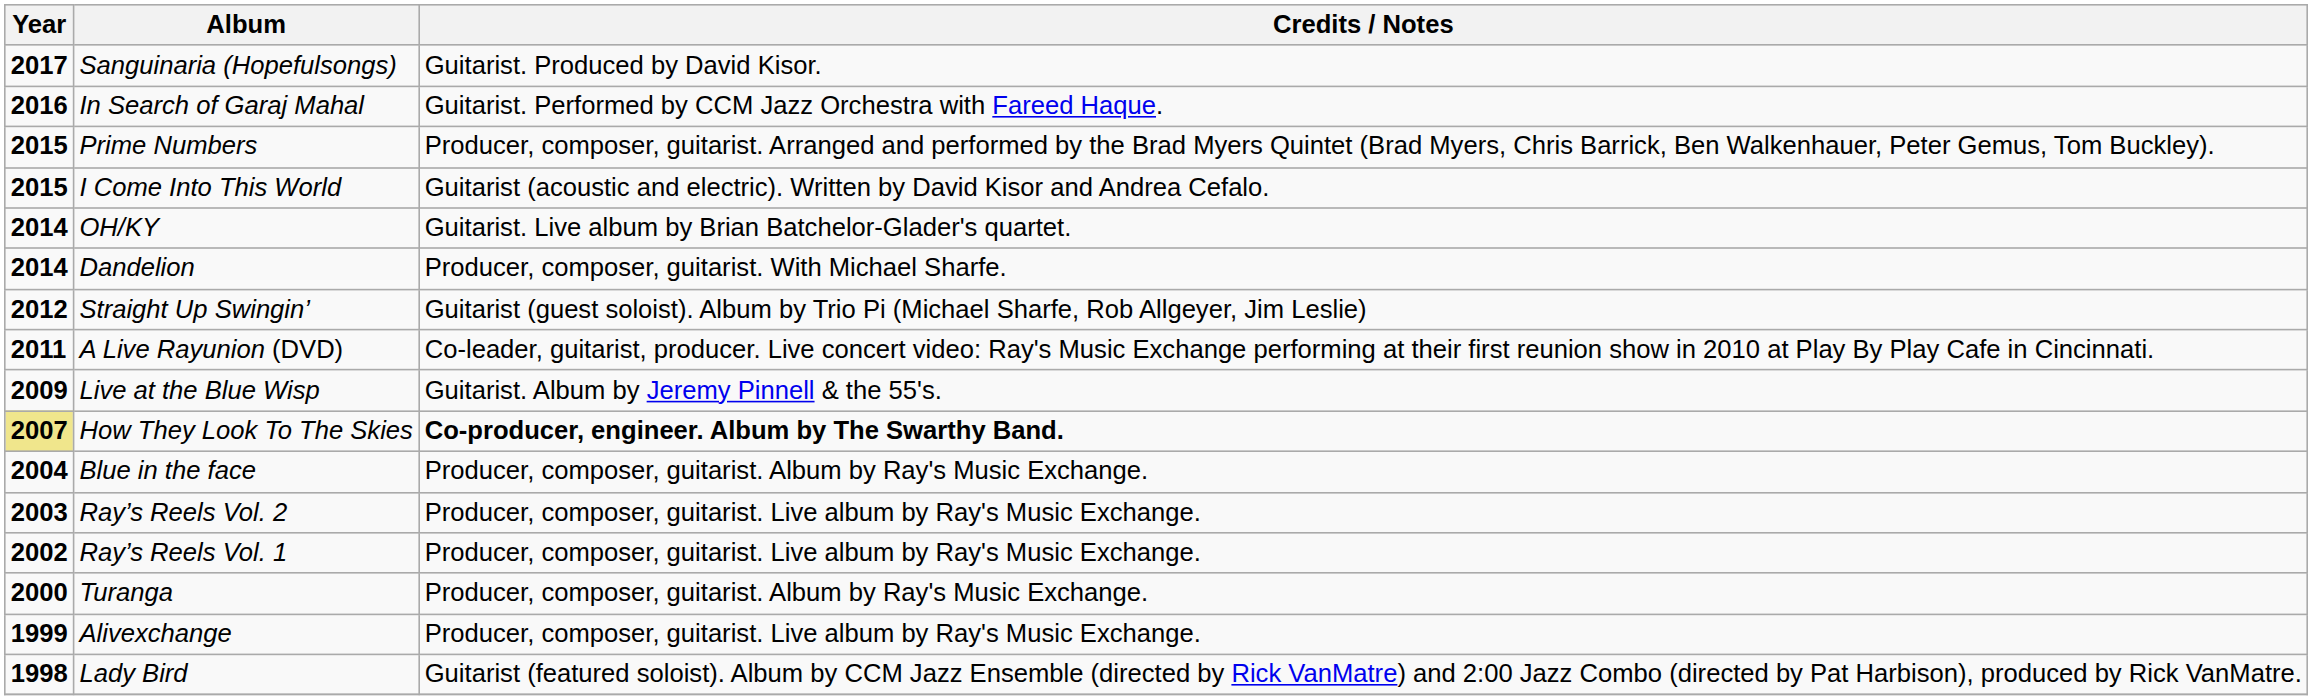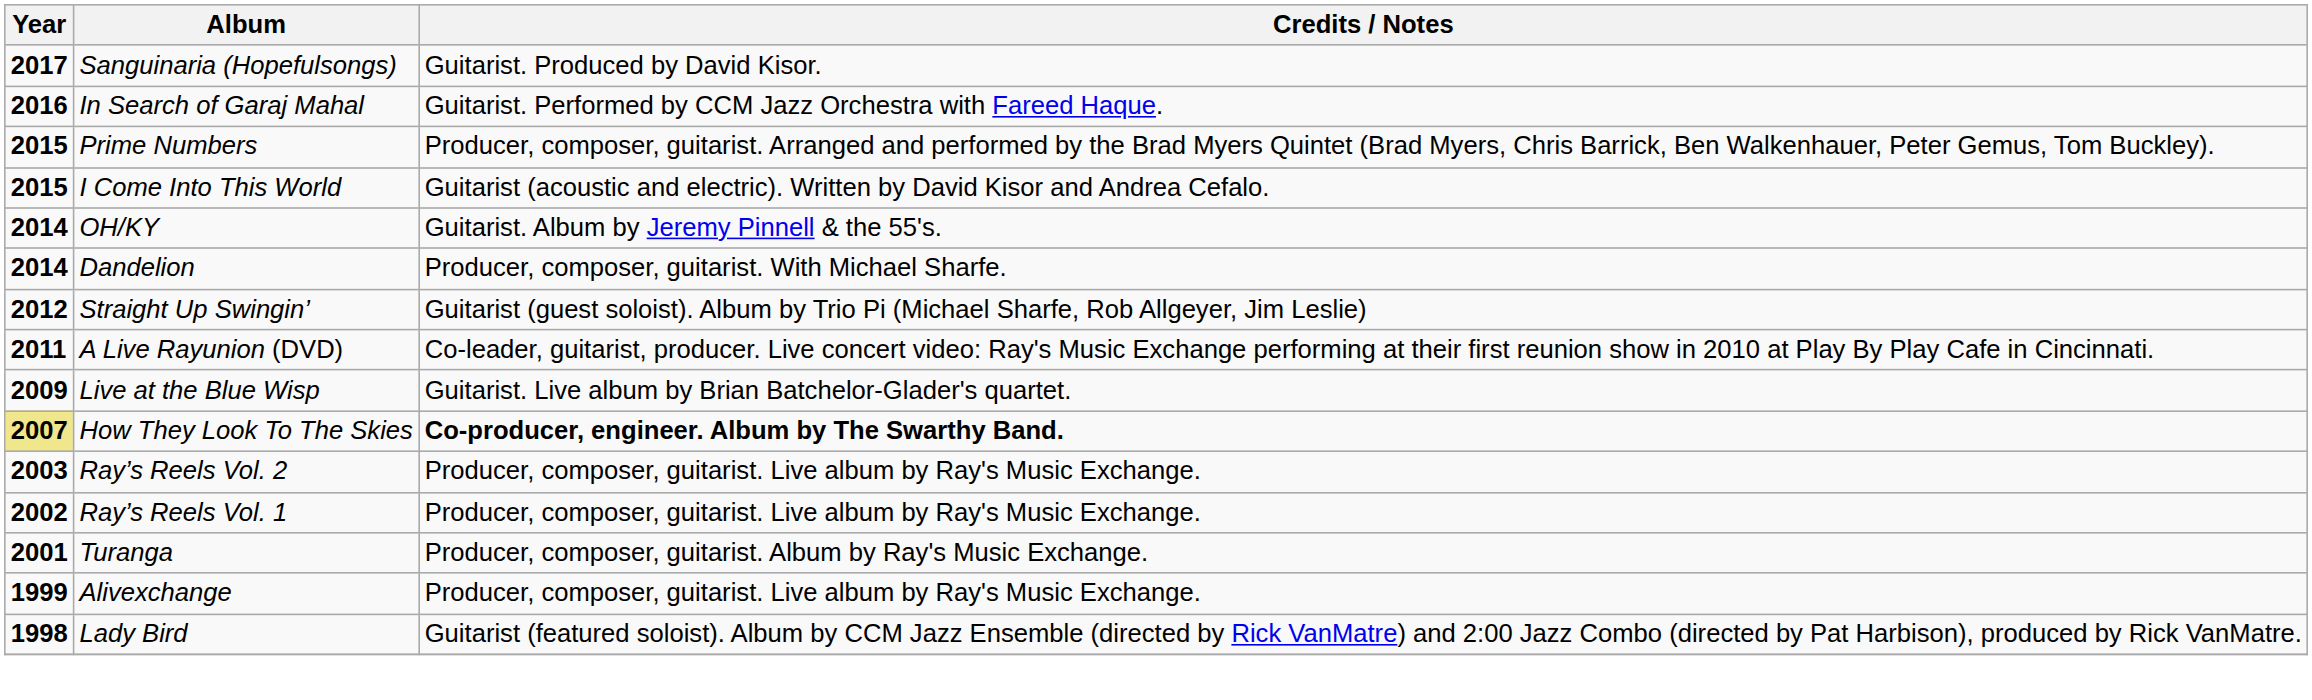(748, 227) Guitarist. Live album by Brian Batchelor-Glader's quartet. -> (683, 227) Guitarist. Album by Jeremy Pinnell & the 55's.
(683, 390) Guitarist. Album by Jeremy Pinnell & the 55's. -> (748, 390) Guitarist. Live album by Brian Batchelor-Glader's quartet.
- row: (168, 471)
(39, 593) 2000 -> (39, 552) 2001
